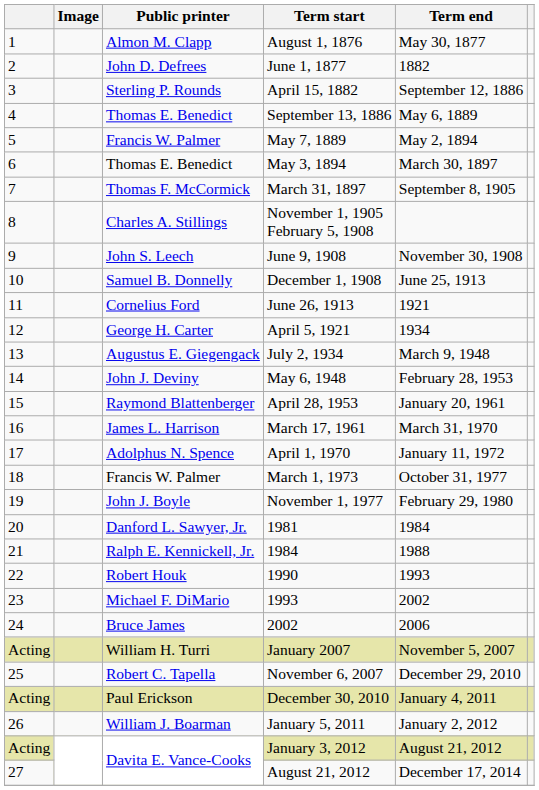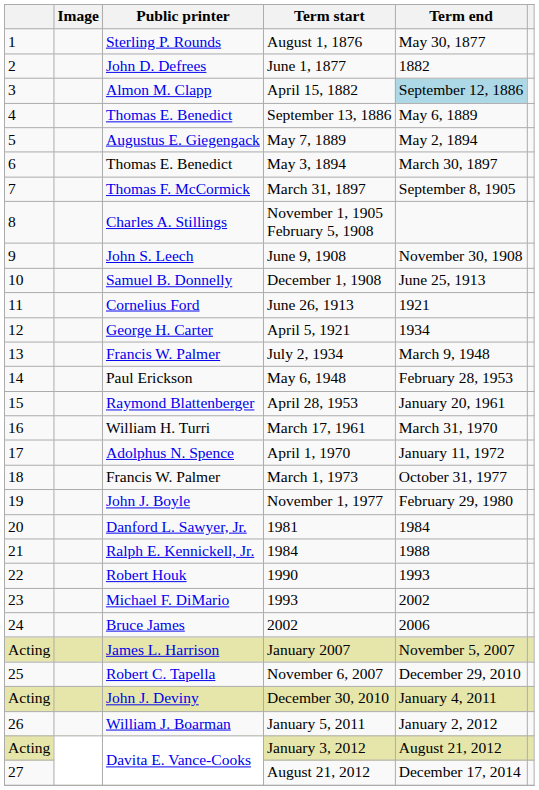(159, 41) Almon M. Clapp -> (164, 41) Sterling P. Rounds
(164, 90) Sterling P. Rounds -> (159, 90) Almon M. Clapp
(461, 90) no background -> (461, 90) lightblue background
(163, 139) Francis W. Palmer -> (183, 139) Augustus E. Giegengack
(183, 354) Augustus E. Giegengack -> (163, 354) Francis W. Palmer
(152, 378) John J. Deviny -> (149, 378) Paul Erickson
(163, 428) James L. Harrison -> (158, 428) William H. Turri
(158, 649) William H. Turri -> (163, 649) James L. Harrison
(149, 698) Paul Erickson -> (152, 698) John J. Deviny
